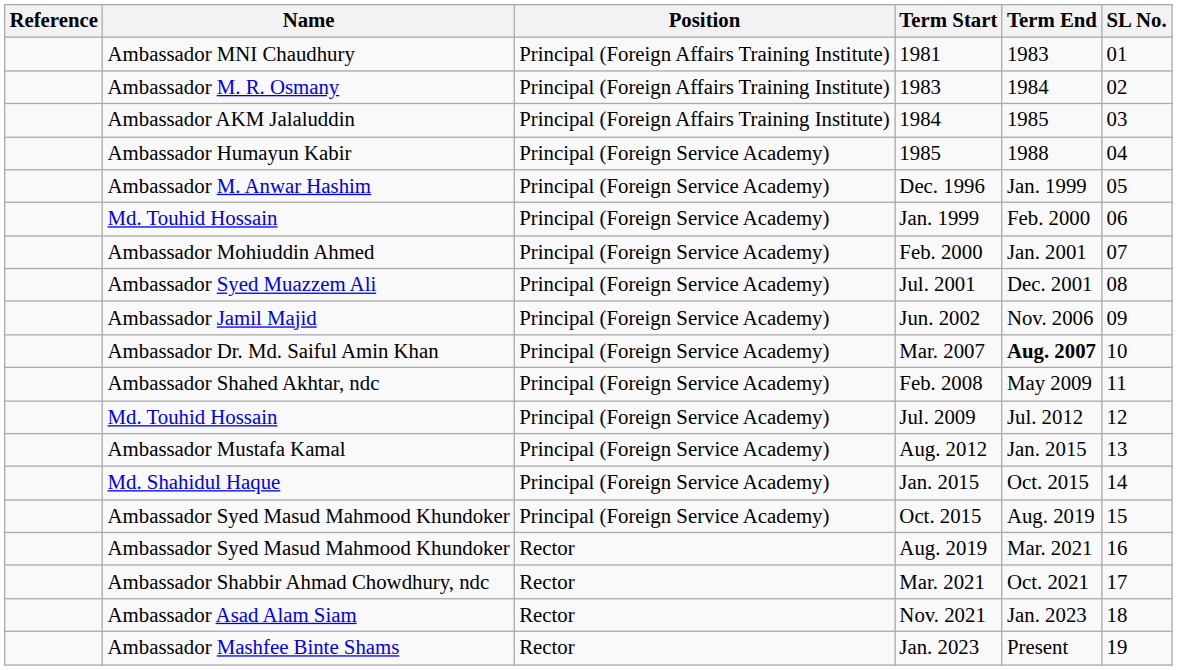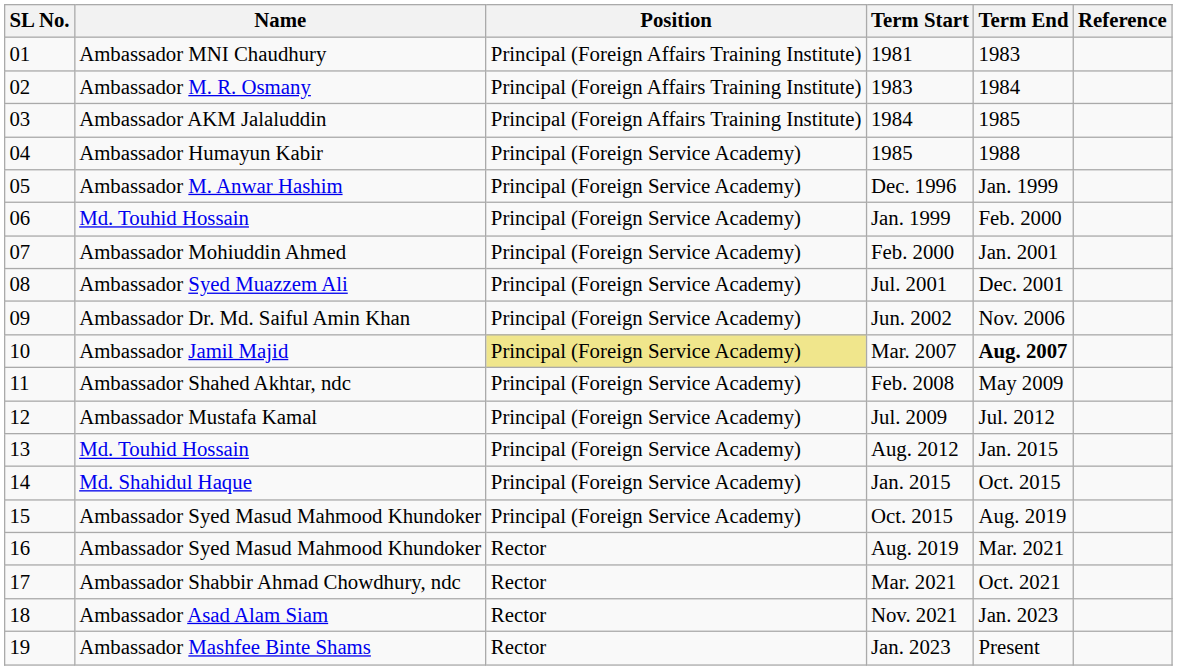columns swapped: (1137, 20) <-> (54, 20)
(212, 317) Ambassador Jamil Majid -> (245, 317) Ambassador Dr. Md. Saiful Amin Khan
(273, 350) Ambassador Dr. Md. Saiful Amin Khan -> (184, 350) Ambassador Jamil Majid
(674, 350) no background -> (646, 350) khaki background
(192, 416) Md. Touhid Hossain -> (198, 416) Ambassador Mustafa Kamal
(227, 449) Ambassador Mustafa Kamal -> (164, 449) Md. Touhid Hossain
